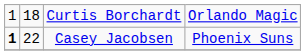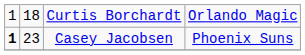(31, 39) 22 -> (31, 39) 23
